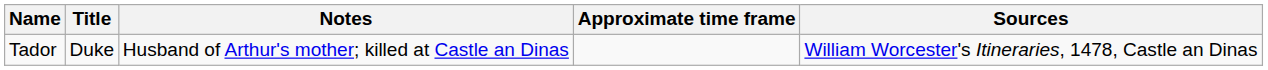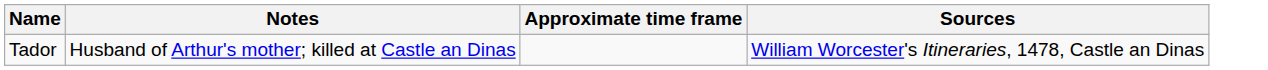- column: (92, 19)
